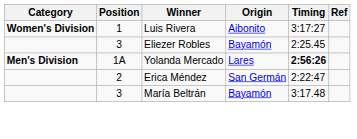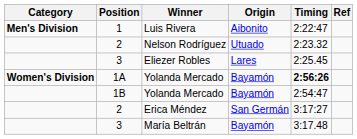(50, 28) Women's Division -> (42, 28) Men's Division
(308, 28) 3:17:27 -> (311, 28) 2:22:47
+ row: (119, 45)
(250, 45) Bayamón -> (244, 61) Lares
(42, 61) Men's Division -> (50, 77) Women's Division
(241, 61) Lares -> (252, 77) Bayamón
+ row: (119, 93)
(308, 77) 2:22:47 -> (311, 110) 3:17:27
